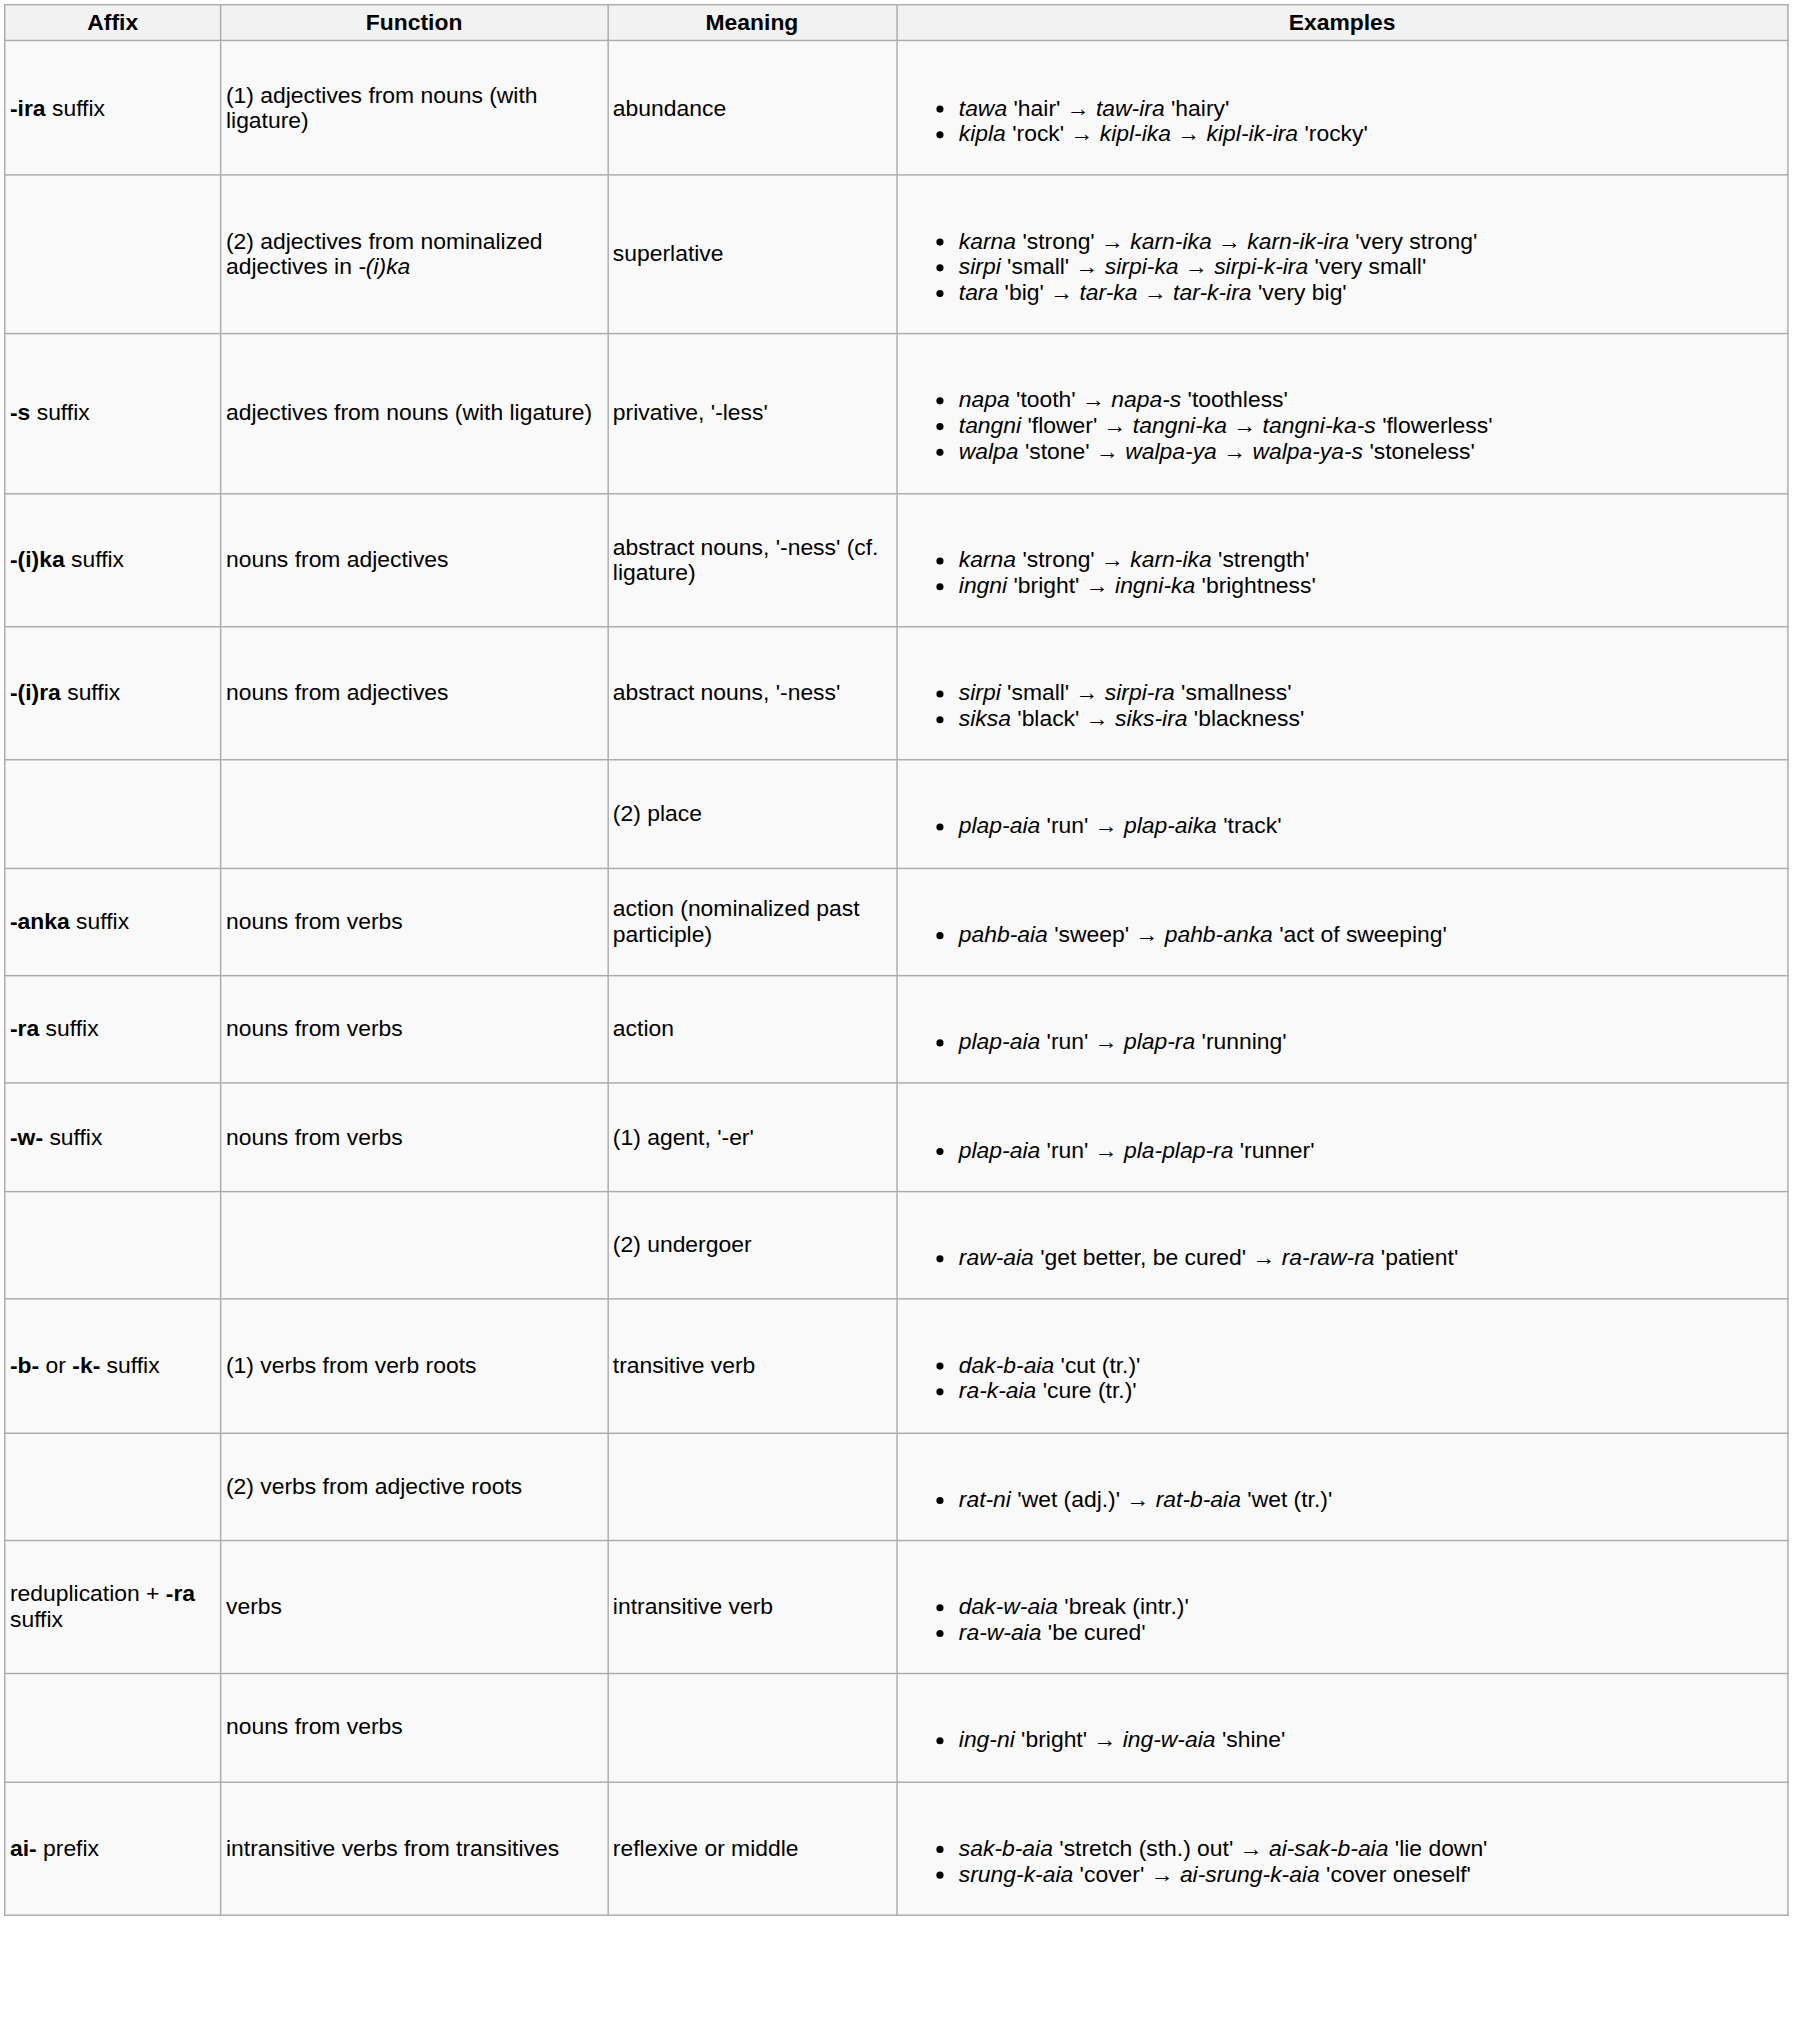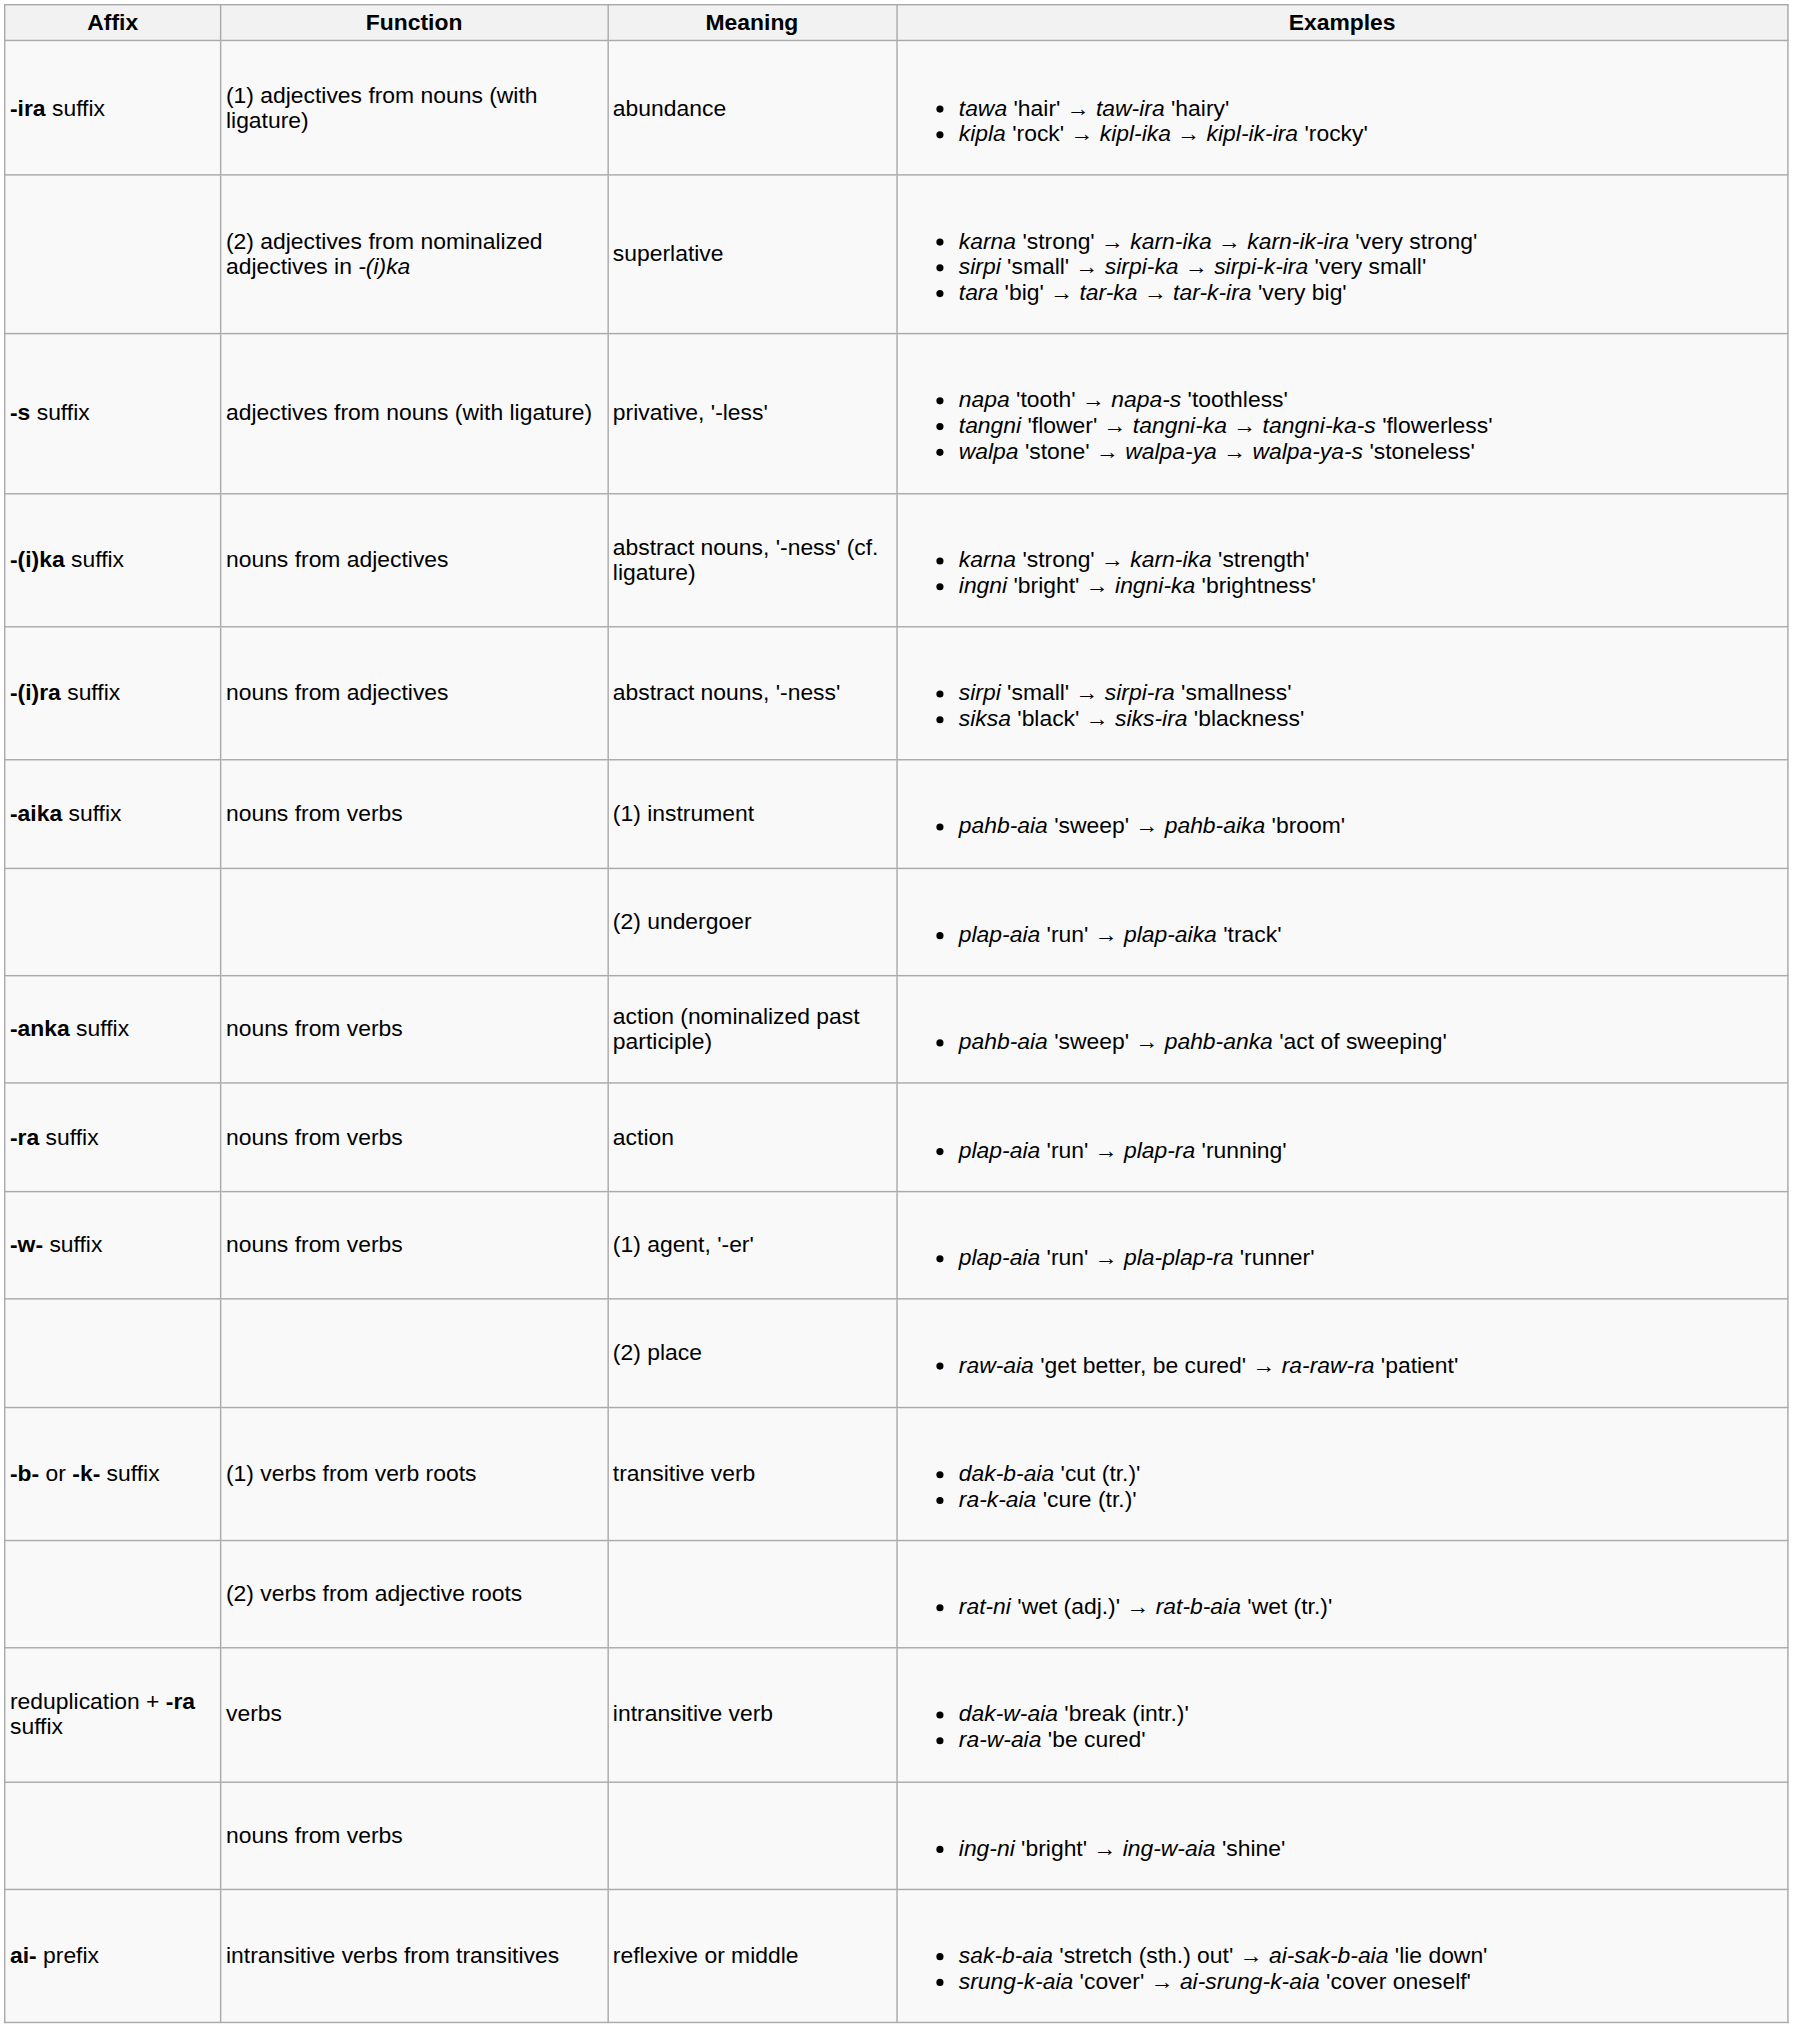+ row: (1342, 827)
(657, 813) (2) place -> (682, 921) (2) undergoer
(682, 1244) (2) undergoer -> (657, 1352) (2) place
